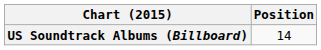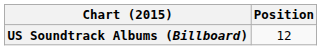(284, 35) 14 -> (284, 35) 12
